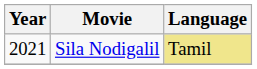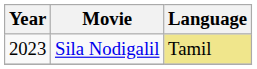(28, 49) 2021 -> (28, 49) 2023
